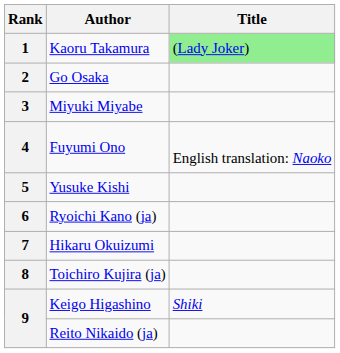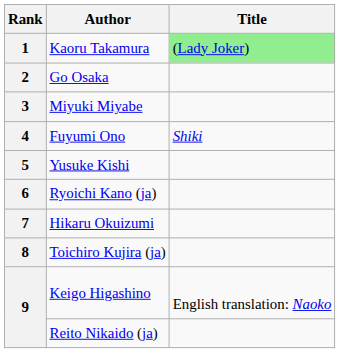(252, 158) English translation: Naoko -> (188, 135) Shiki
(188, 304) Shiki -> (252, 304) English translation: Naoko
